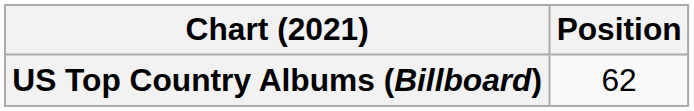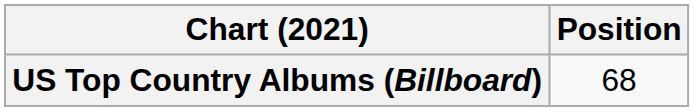(619, 79) 62 -> (619, 79) 68
